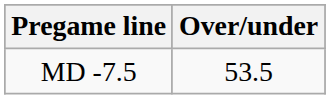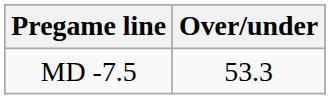(249, 70) 53.5 -> (249, 70) 53.3
